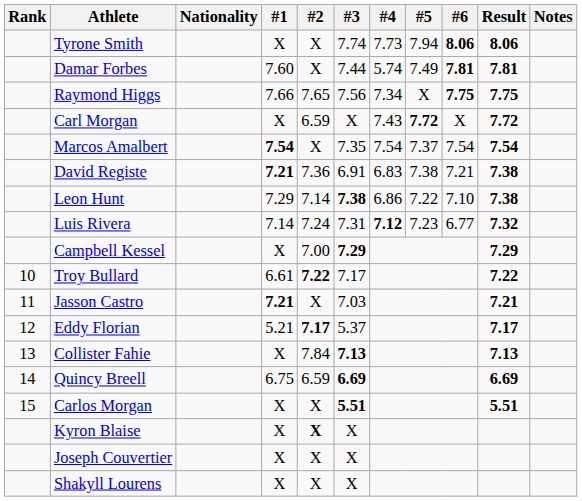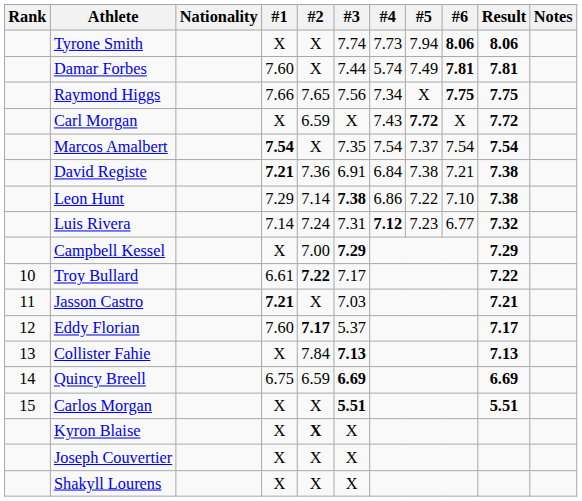(388, 172) 6.83 -> (388, 172) 6.84
(280, 328) 5.21 -> (280, 328) 7.60
